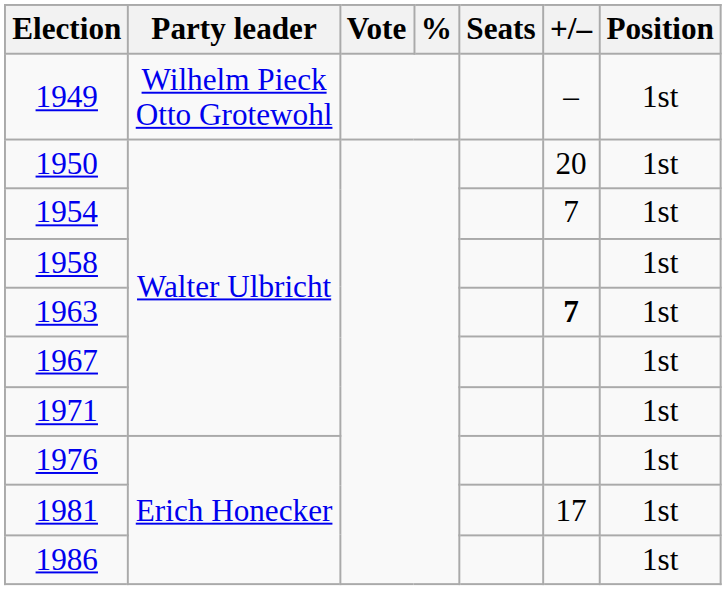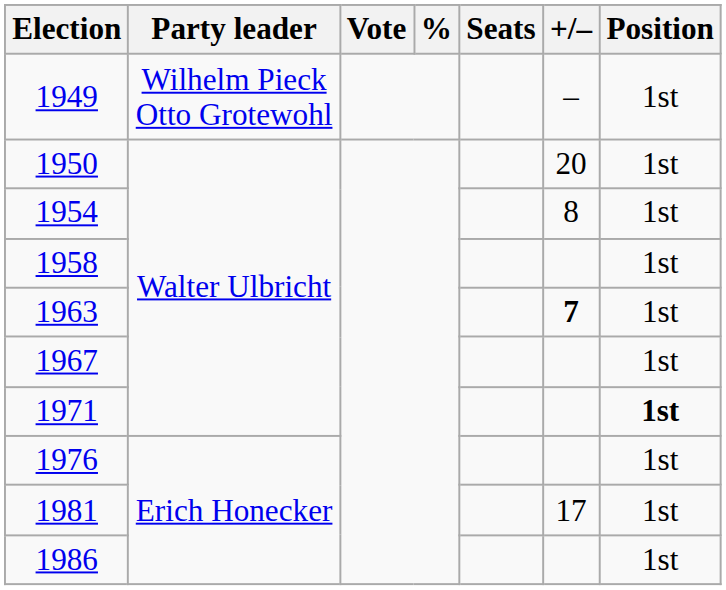(571, 212) 7 -> (571, 212) 8
(660, 410) normal -> (660, 410) bold
